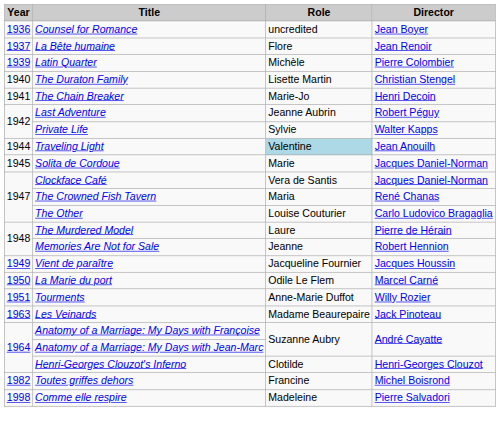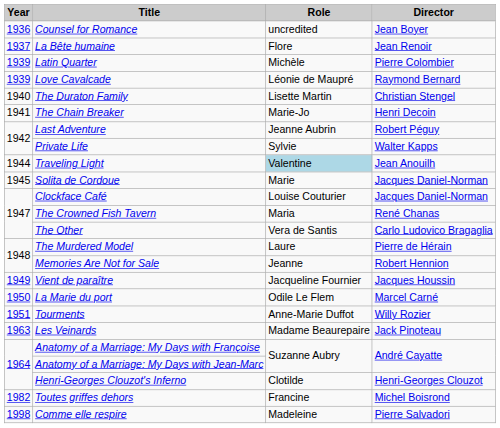+ row: (73, 79)
(303, 180) Vera de Santis -> (307, 197) Louise Couturier
(307, 213) Louise Couturier -> (303, 230) Vera de Santis
